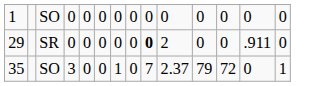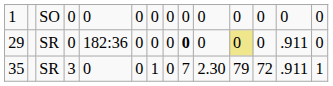(87, 42) 0 -> (105, 42) 182:36
(165, 42) 2 -> (201, 42) 0
(200, 42) no background -> (237, 42) khaki background
(50, 68) SO -> (49, 68) SR
(175, 68) 2.37 -> (212, 68) 2.30
(248, 68) 0 -> (294, 68) .911
